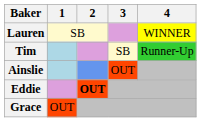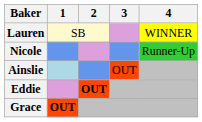+ row: (26, 51)
- row: (26, 51)
(62, 107) normal -> (63, 107) bold
